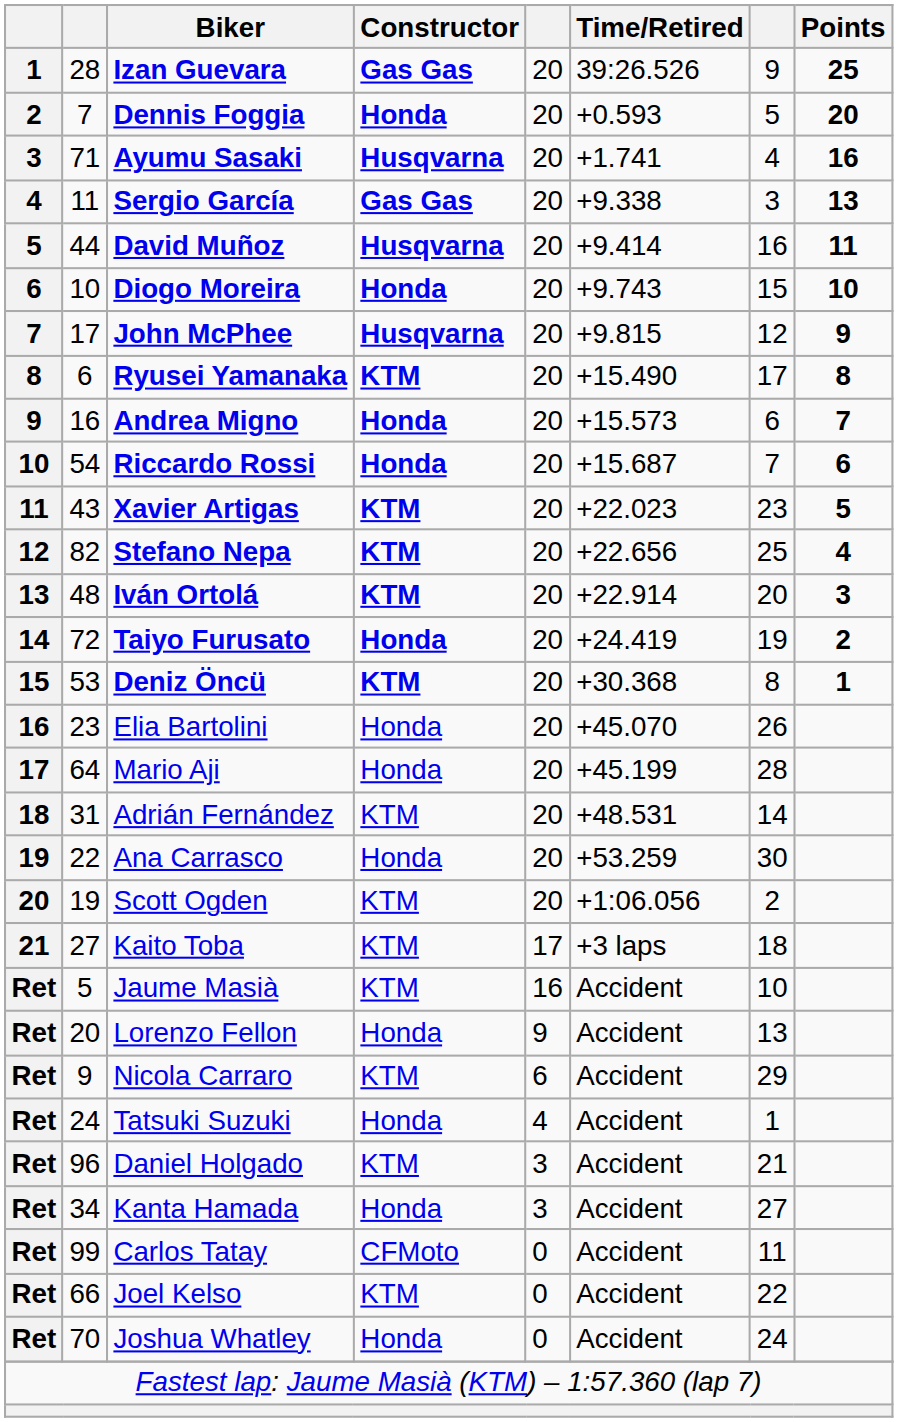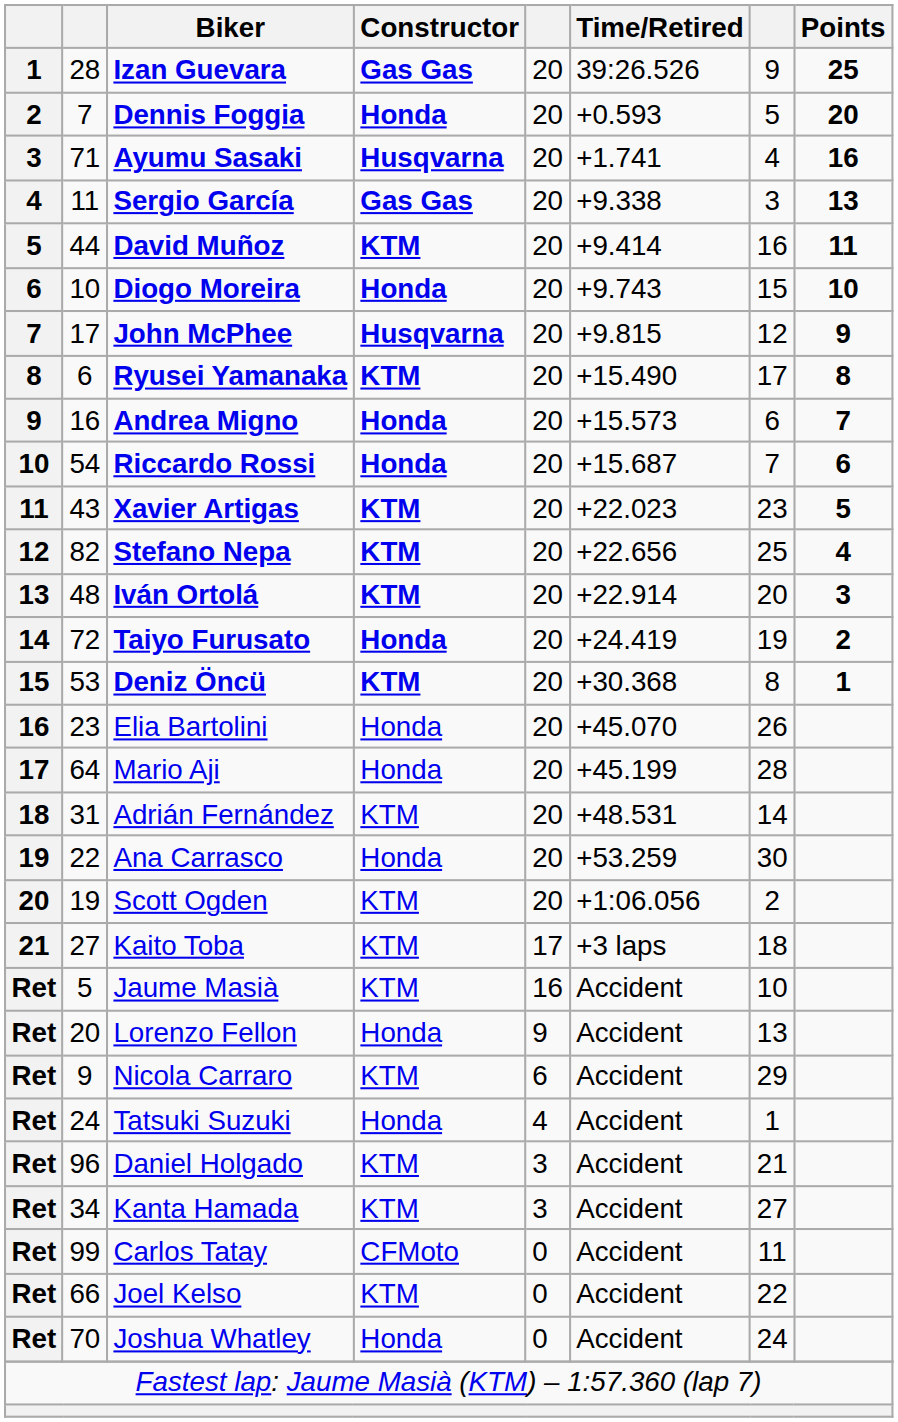(432, 245) Husqvarna -> (390, 245) KTM
(401, 1207) Honda -> (390, 1207) KTM
